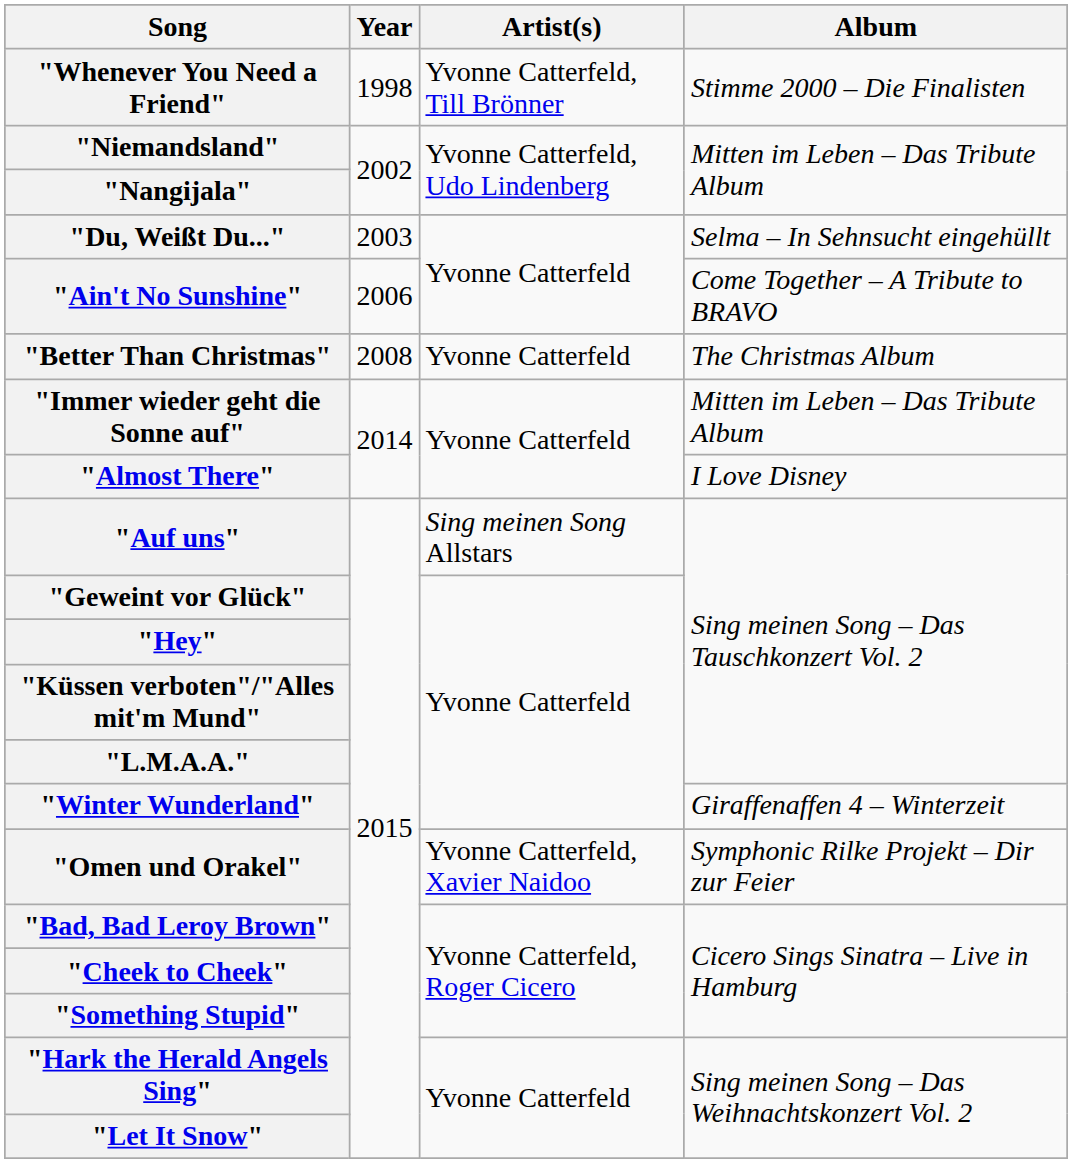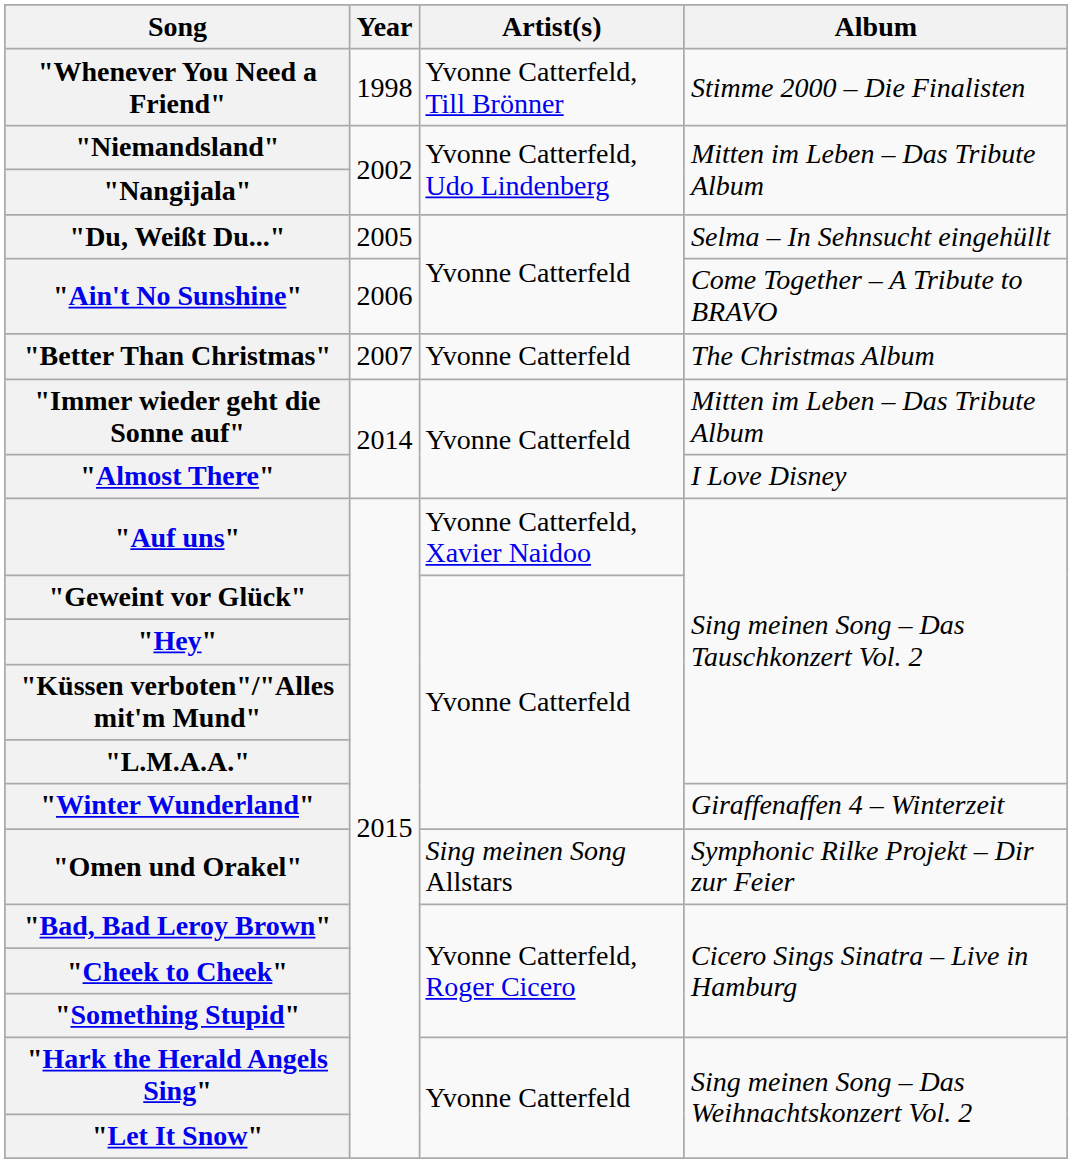(385, 235) 2003 -> (385, 235) 2005
(385, 356) 2008 -> (385, 356) 2007
(526, 536) Sing meinen Song Allstars -> (531, 536) Yvonne Catterfeld, Xavier Naidoo
(531, 866) Yvonne Catterfeld, Xavier Naidoo -> (526, 866) Sing meinen Song Allstars
